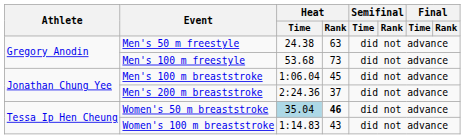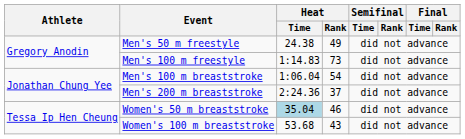(336, 44) 63 -> (336, 44) 49
(299, 60) 53.68 -> (299, 60) 1:14.83
(336, 77) 45 -> (336, 77) 54
(336, 109) bold -> (336, 109) normal
(299, 125) 1:14.83 -> (299, 125) 53.68
